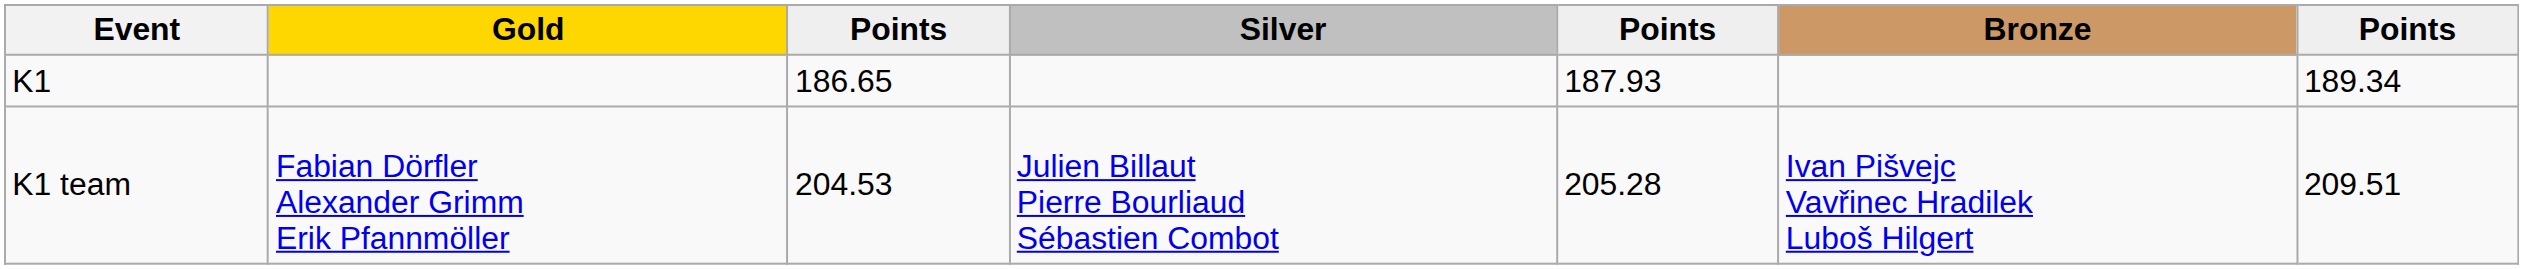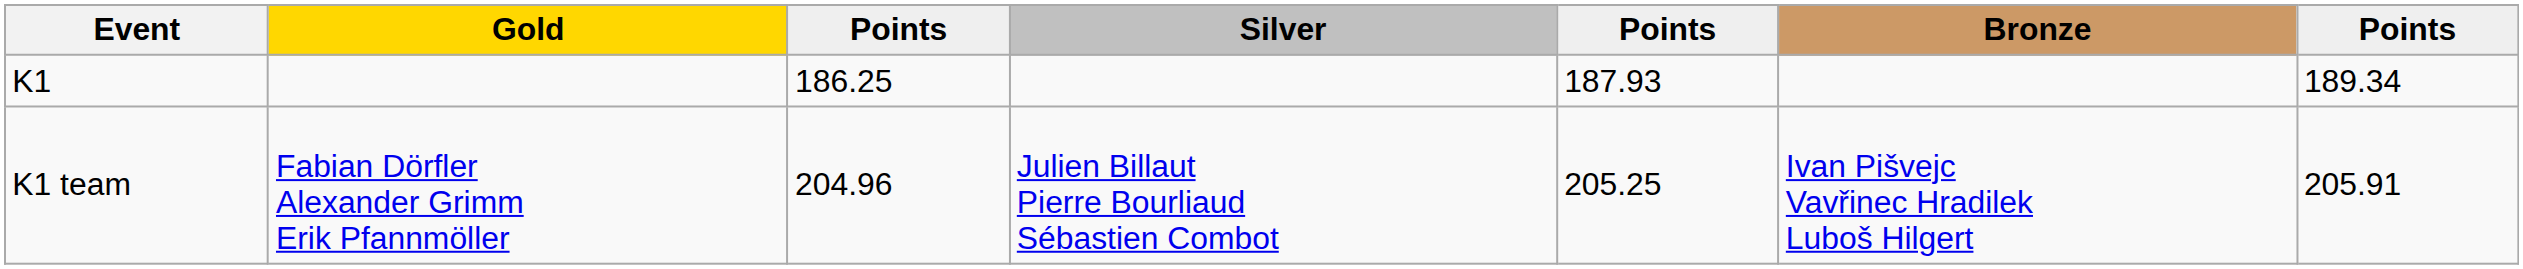(844, 80) 186.65 -> (844, 80) 186.25
(844, 184) 204.53 -> (844, 184) 204.96
(1613, 184) 205.28 -> (1613, 184) 205.25
(2353, 184) 209.51 -> (2353, 184) 205.91
